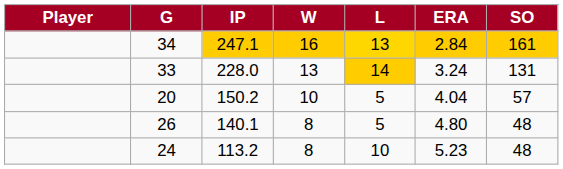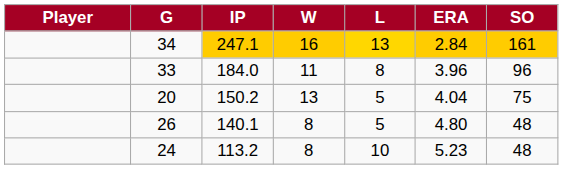- row: (238, 71)
+ row: (238, 71)
(309, 97) 10 -> (309, 97) 13
(522, 97) 57 -> (522, 97) 75
